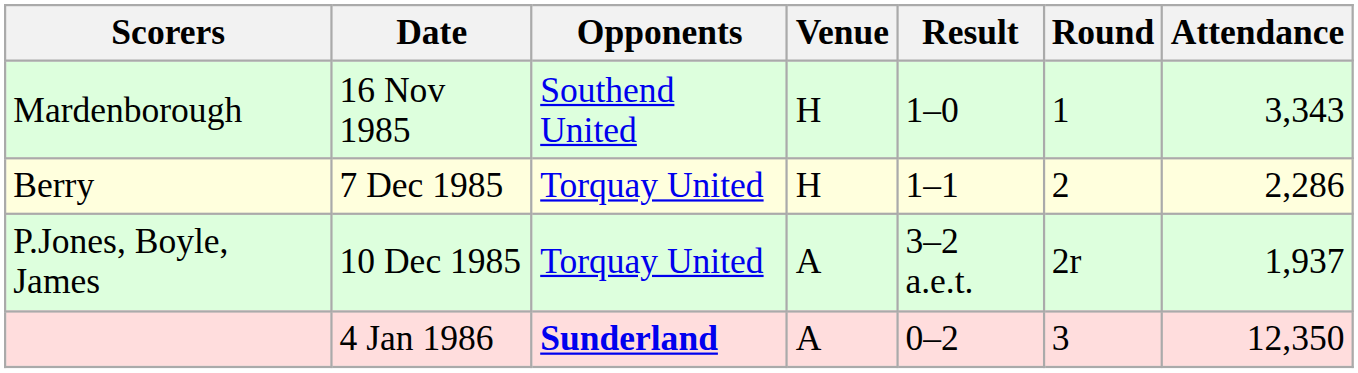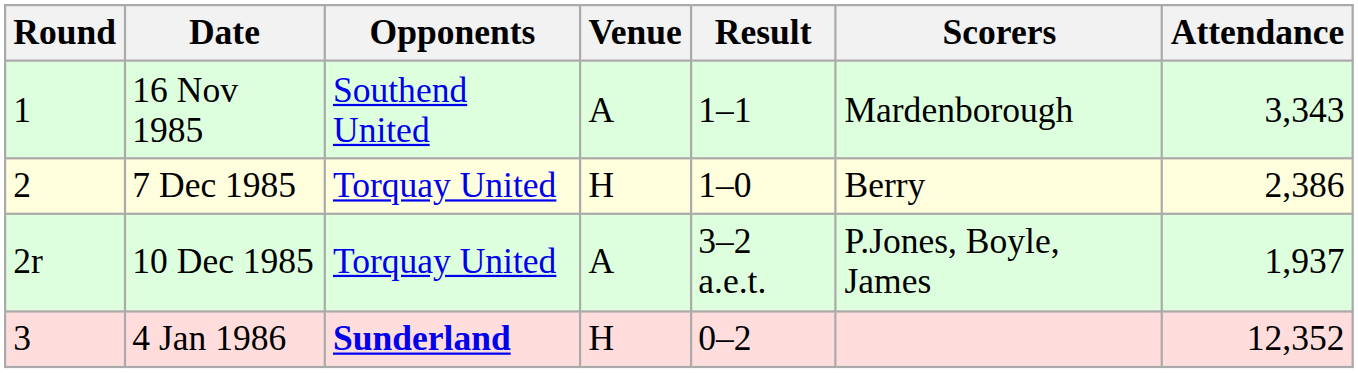columns swapped: (1103, 32) <-> (168, 32)
(808, 108) H -> (601, 108) A
(932, 108) 1–0 -> (725, 108) 1–1
(932, 185) 1–1 -> (725, 185) 1–0
(1305, 185) 2,286 -> (1305, 185) 2,386
(808, 337) A -> (601, 337) H
(1296, 337) 12,350 -> (1296, 337) 12,352
